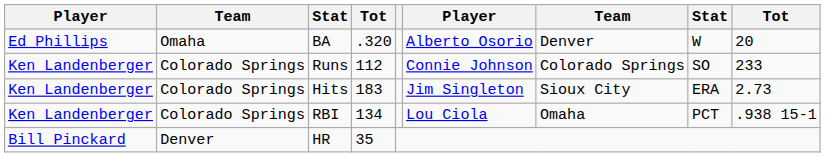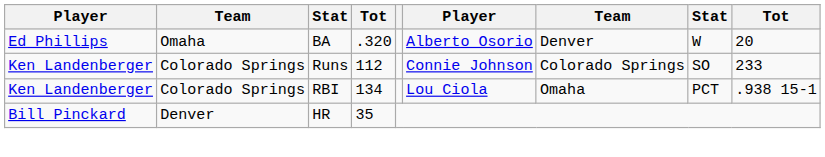- row: (330, 91)
